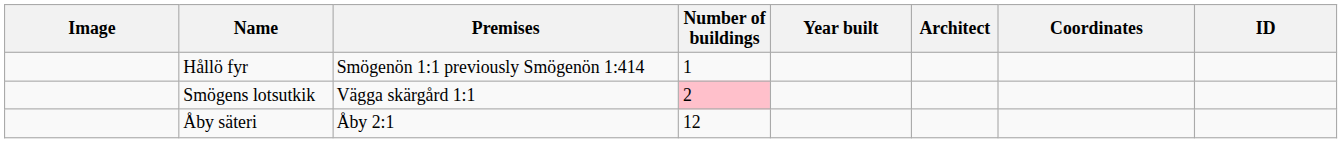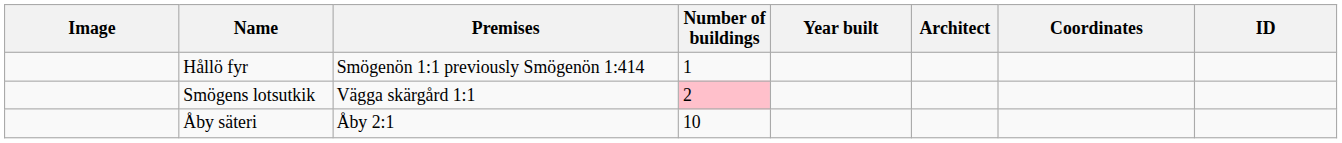(692, 123) 12 -> (692, 123) 10
